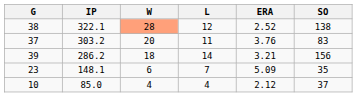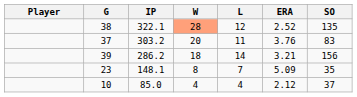+ column: (44, 12)
(323, 26) 138 -> (329, 26) 135
(149, 70) 6 -> (195, 70) 8
